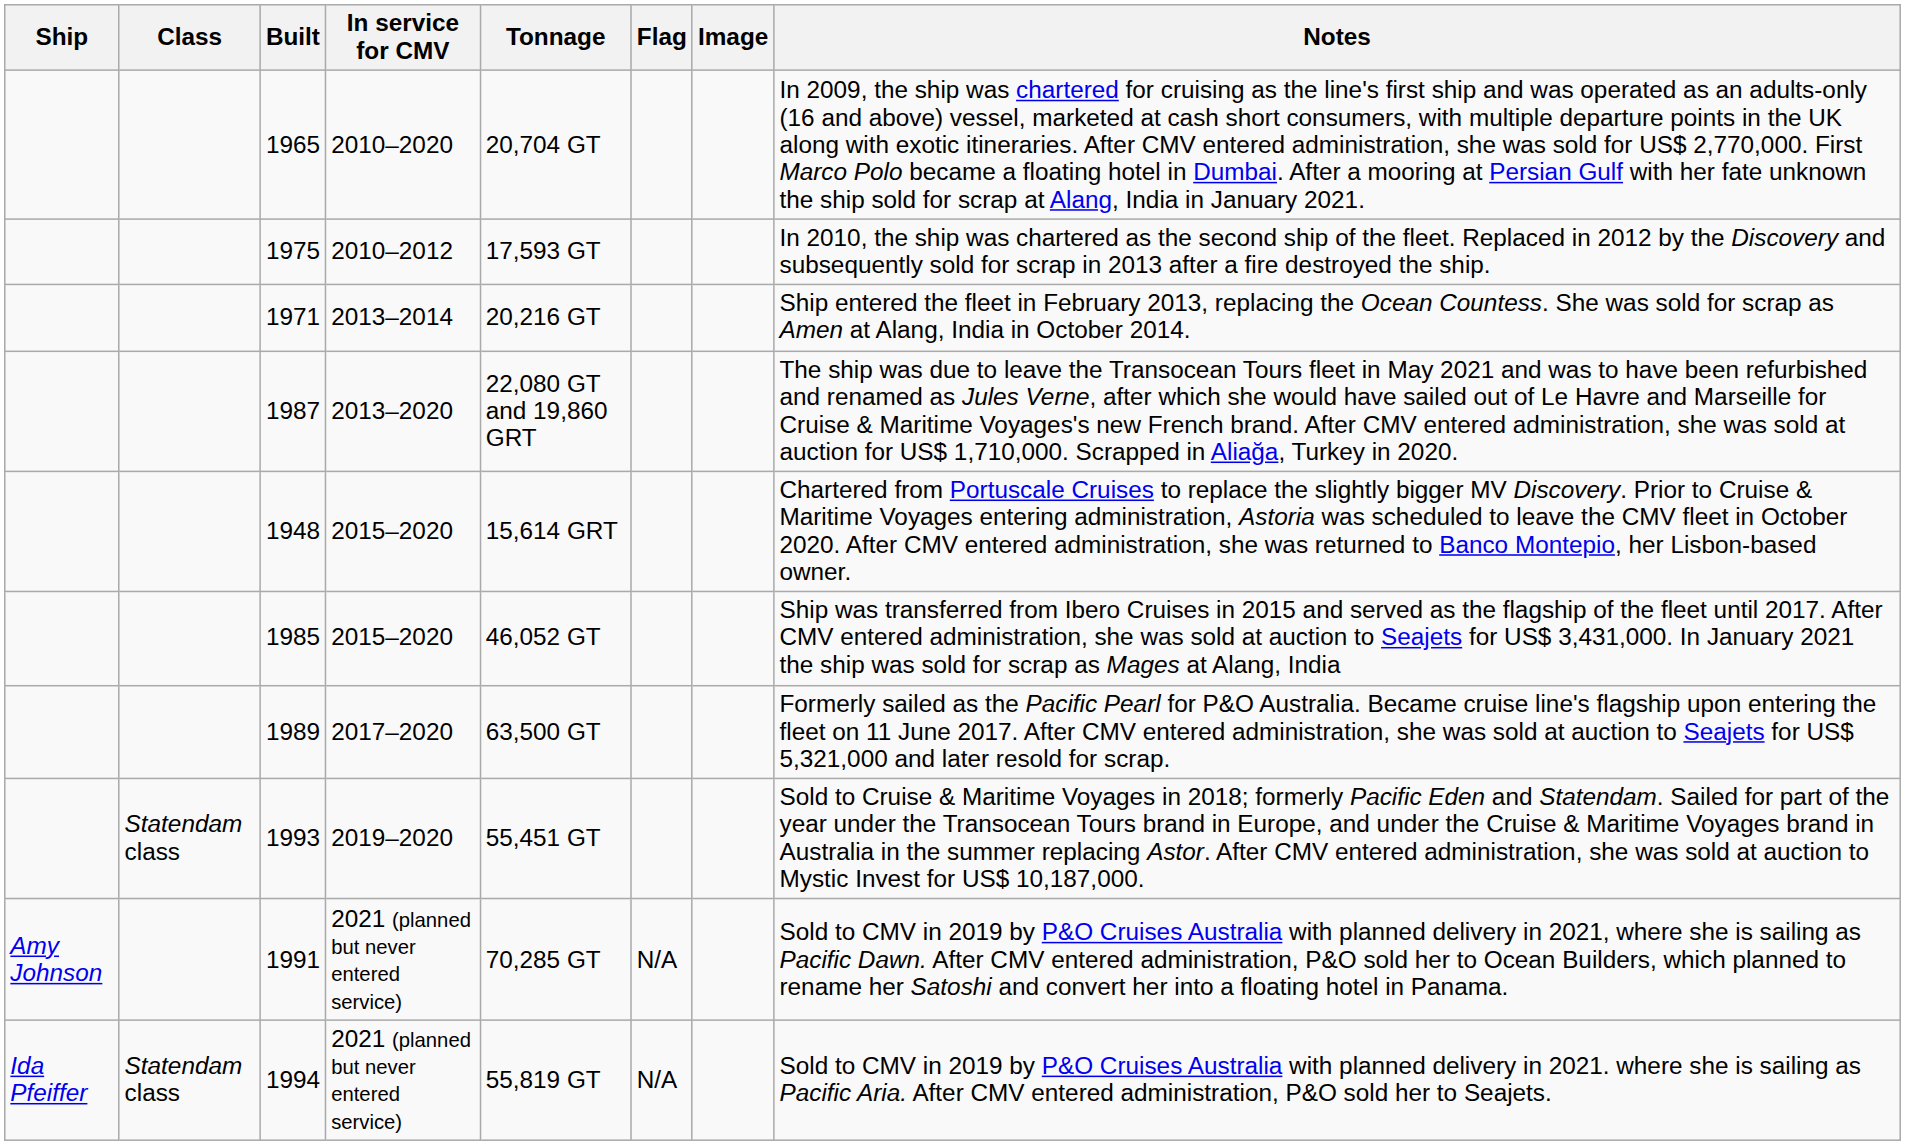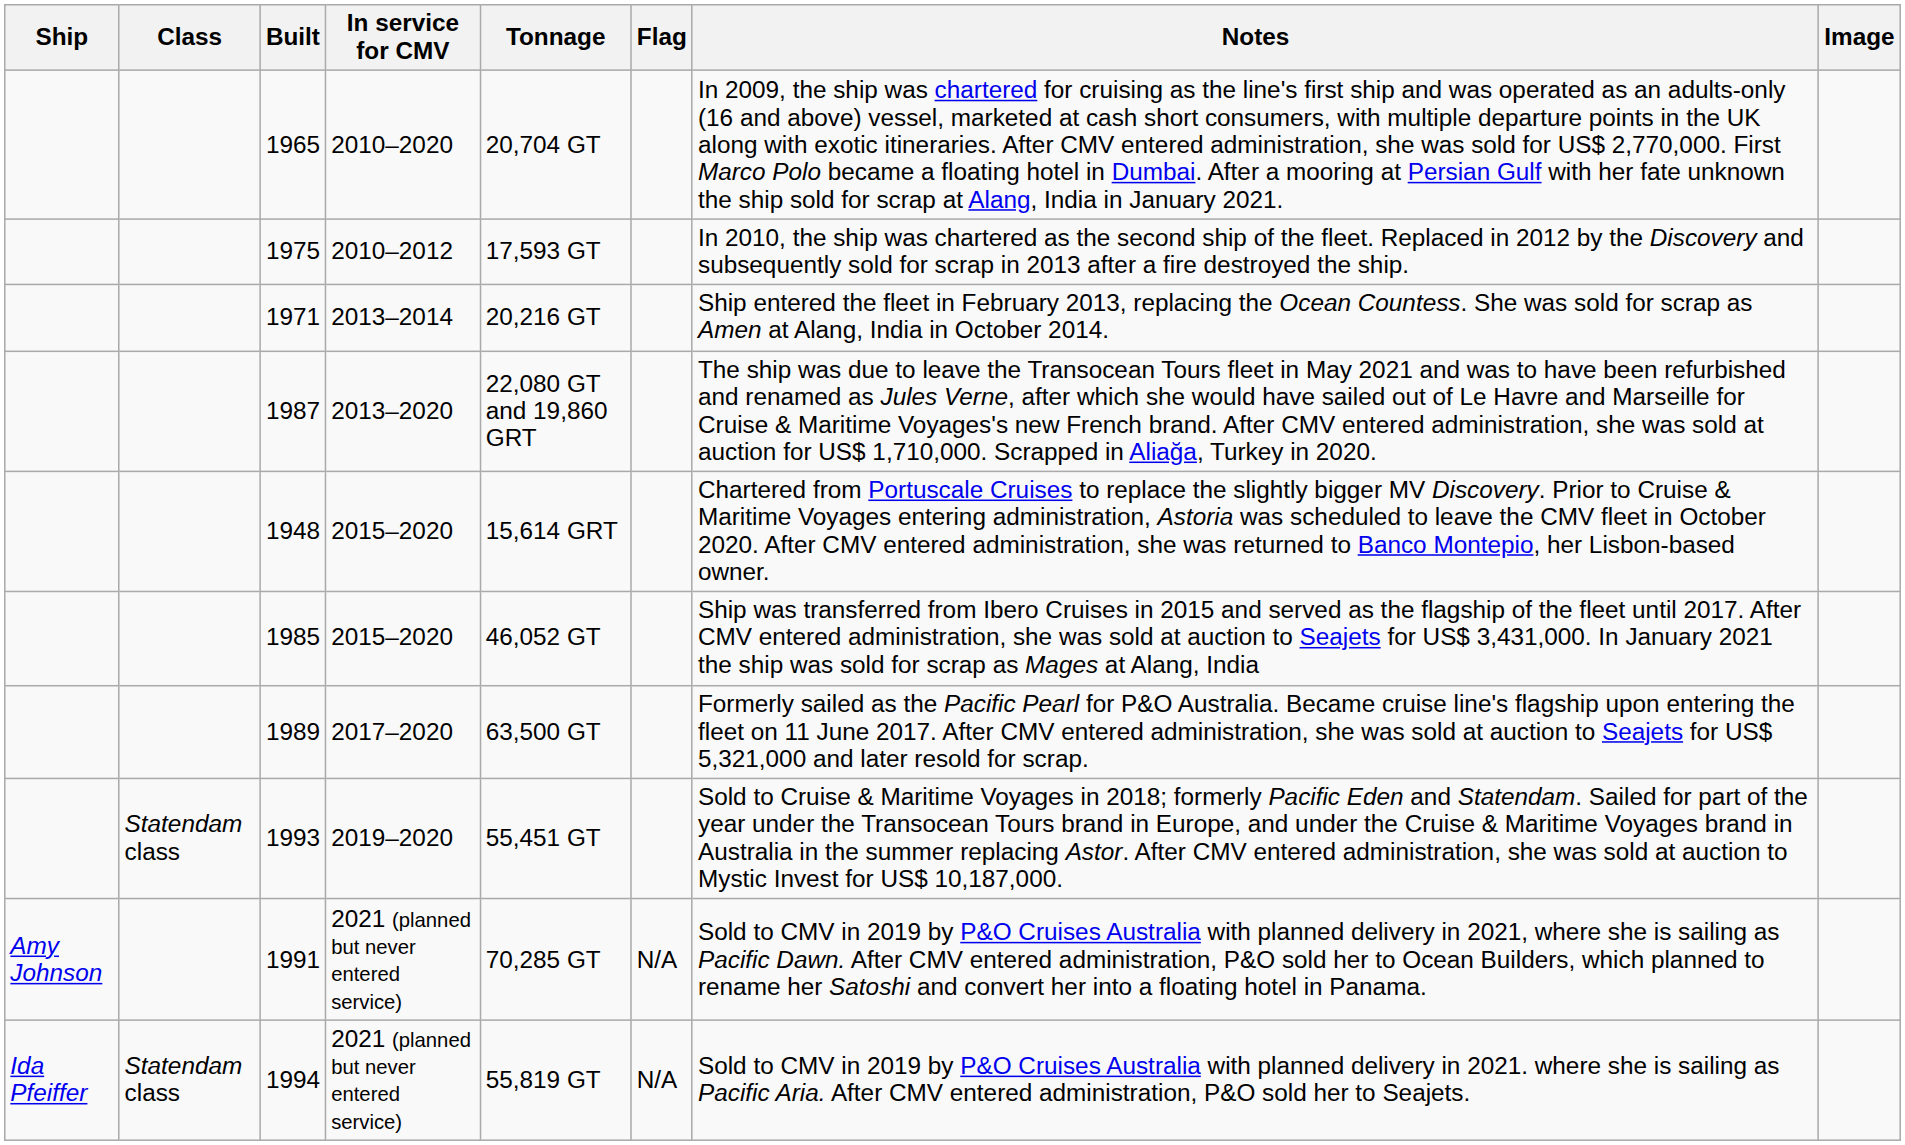columns swapped: (1337, 37) <-> (733, 37)
